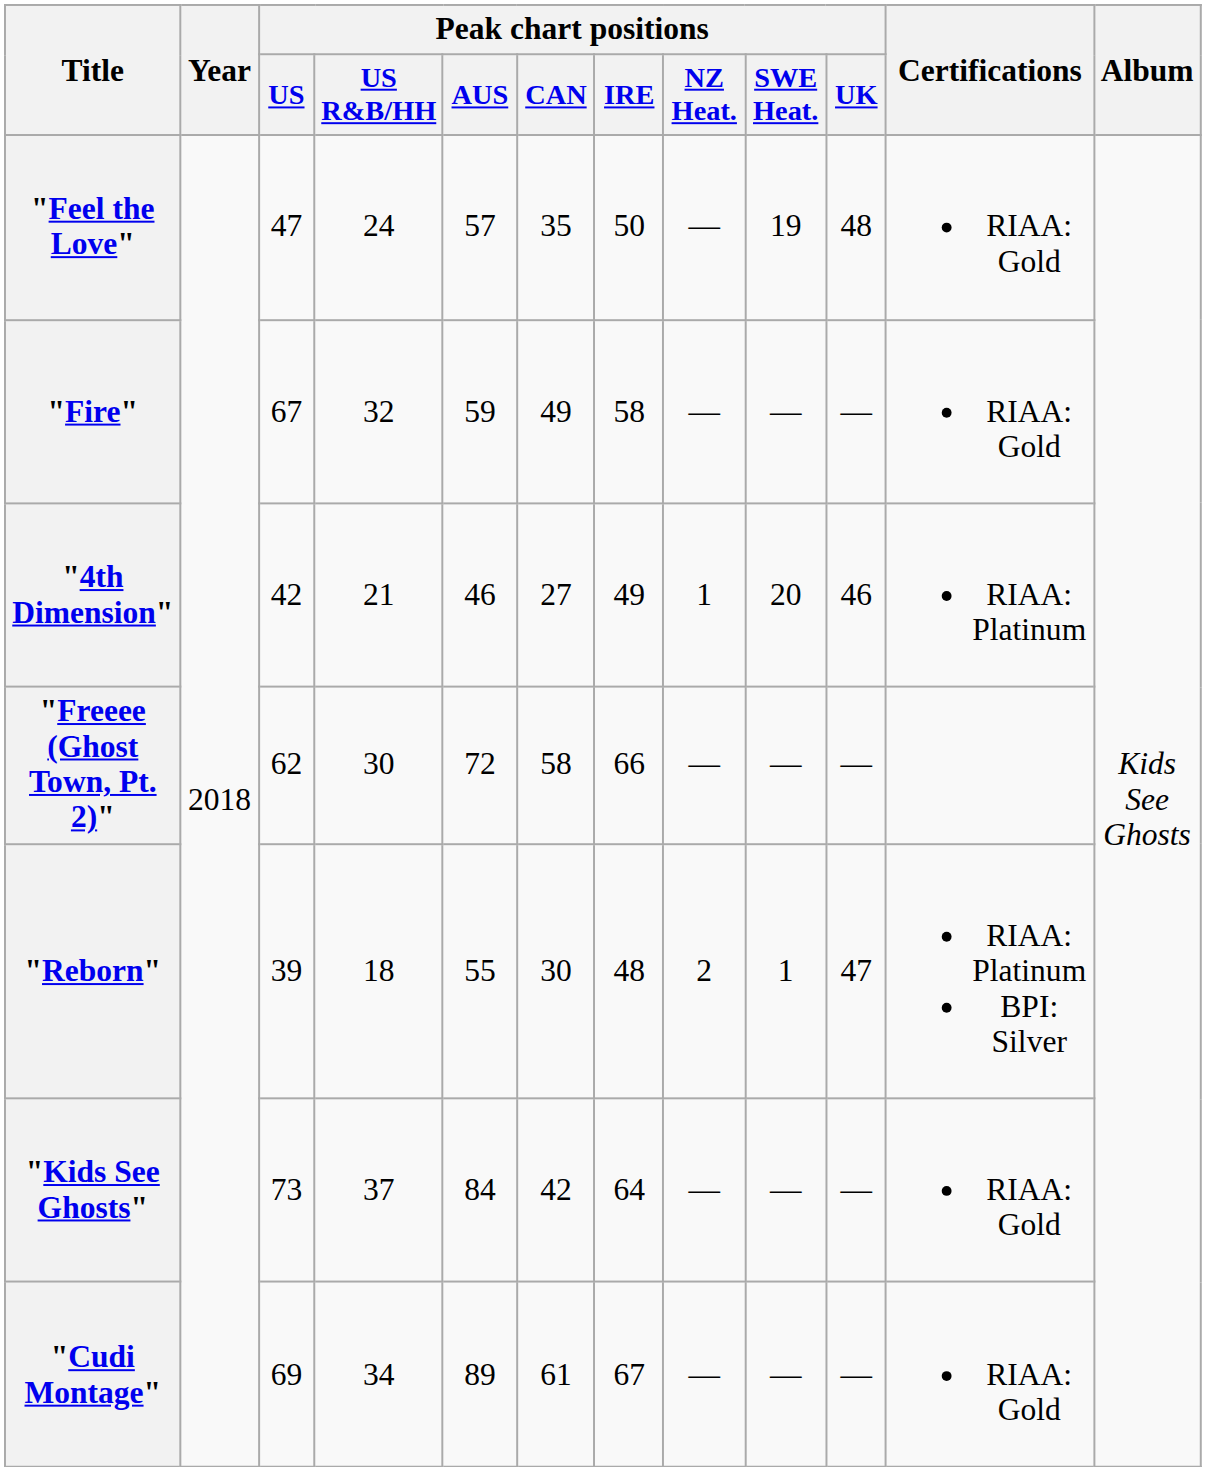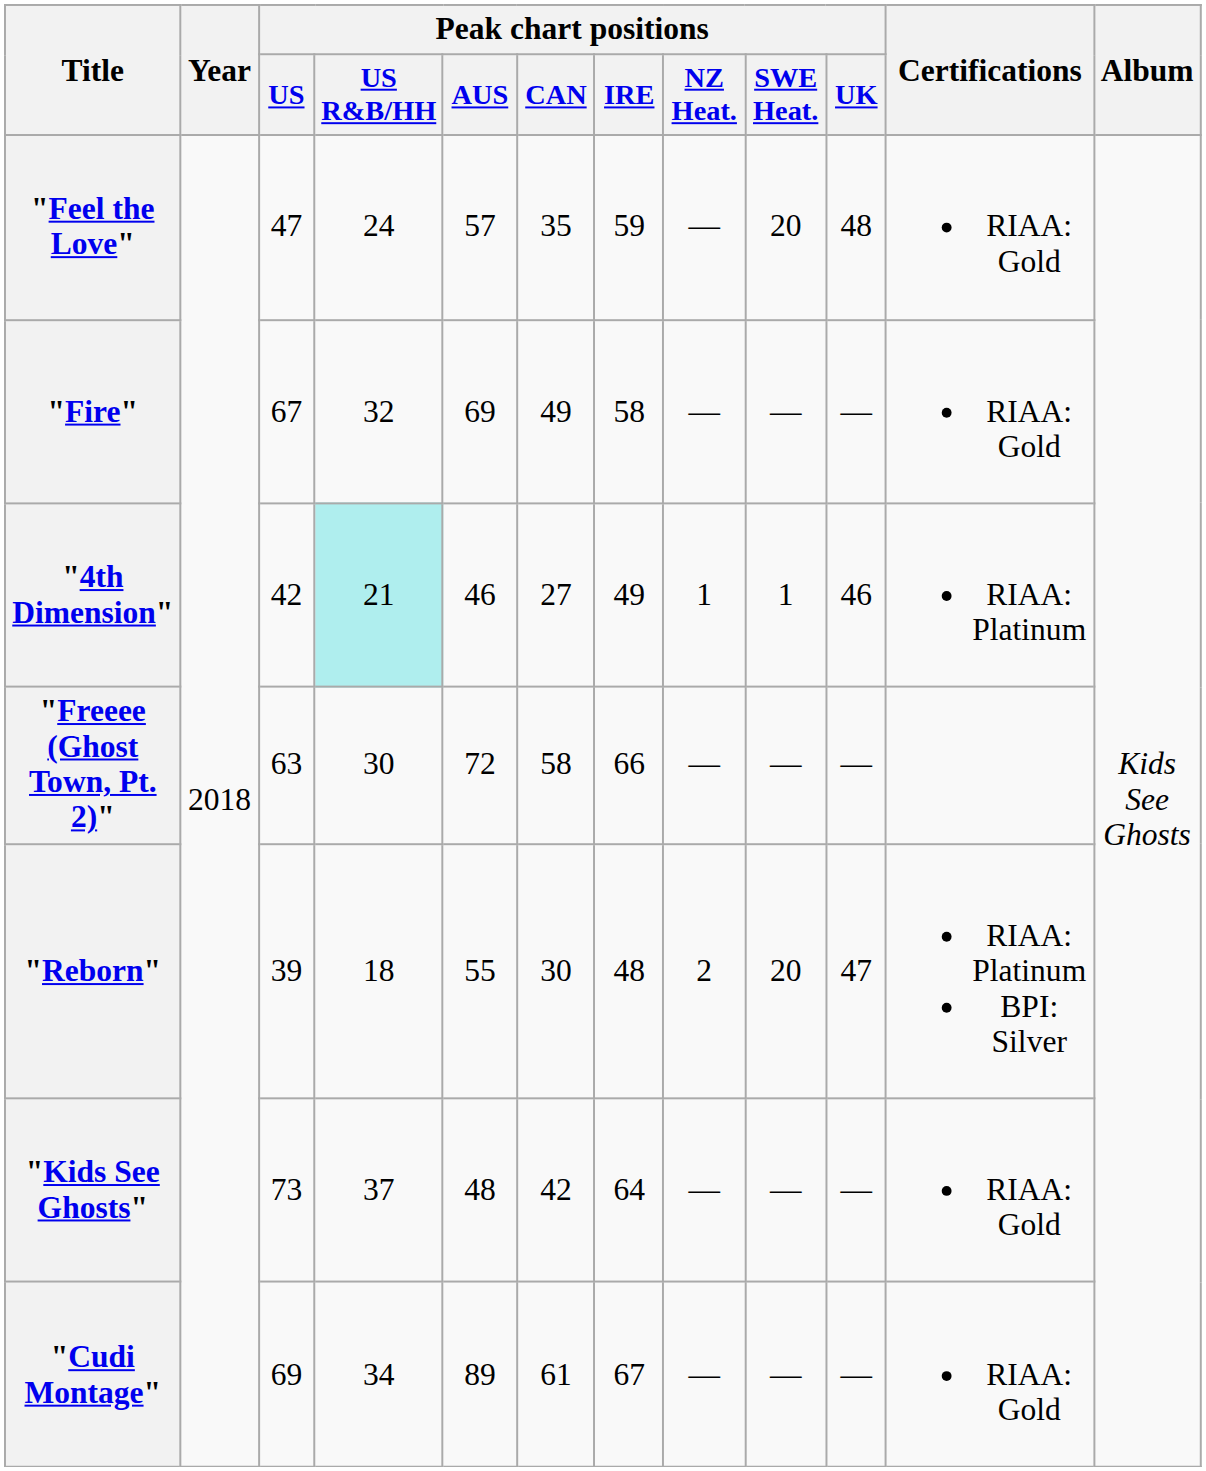(629, 226) 50 -> (629, 226) 59
(786, 226) 19 -> (786, 226) 20
(480, 410) 59 -> (480, 410) 69
(379, 594) no background -> (379, 594) paleturquoise background
(786, 594) 20 -> (786, 594) 1
(286, 764) 62 -> (286, 764) 63
(786, 970) 1 -> (786, 970) 20
(480, 1189) 84 -> (480, 1189) 48
